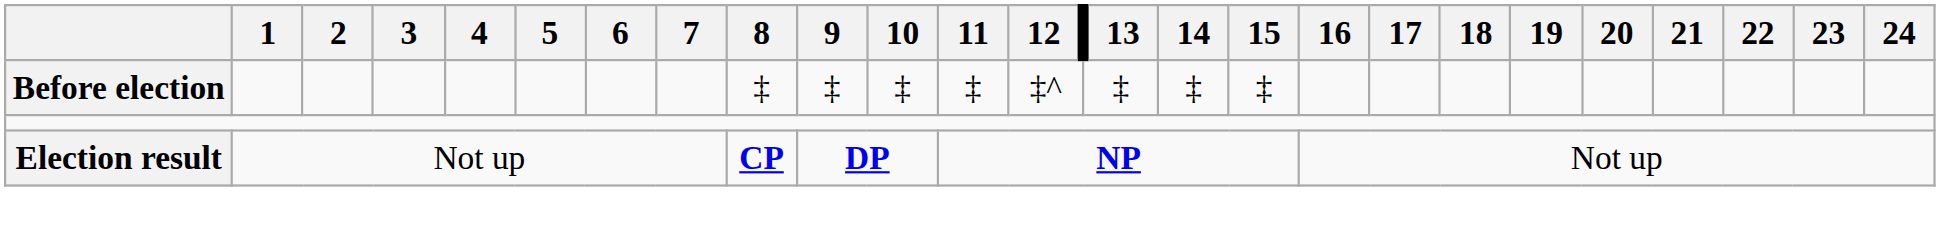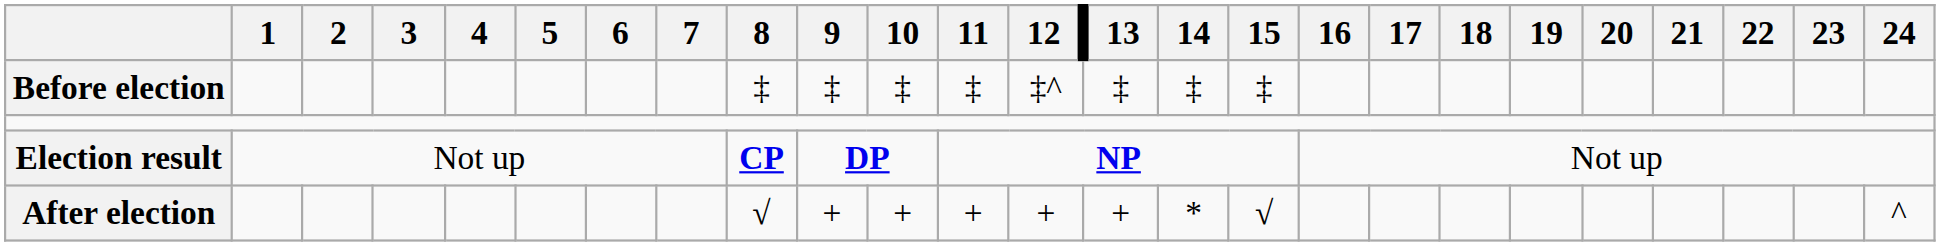+ row: (119, 213)
